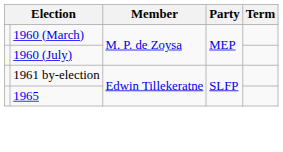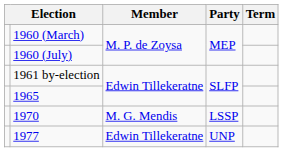+ row: (26, 116)
+ row: (26, 136)
